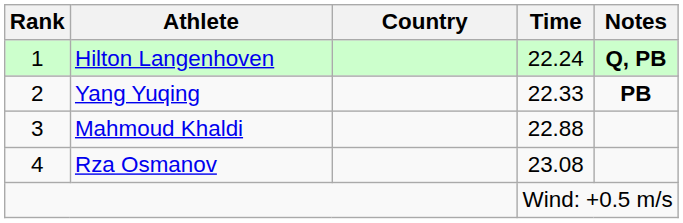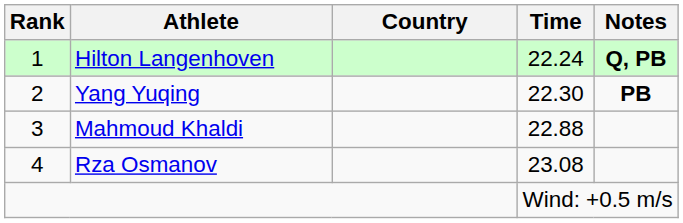(556, 93) 22.33 -> (556, 93) 22.30
